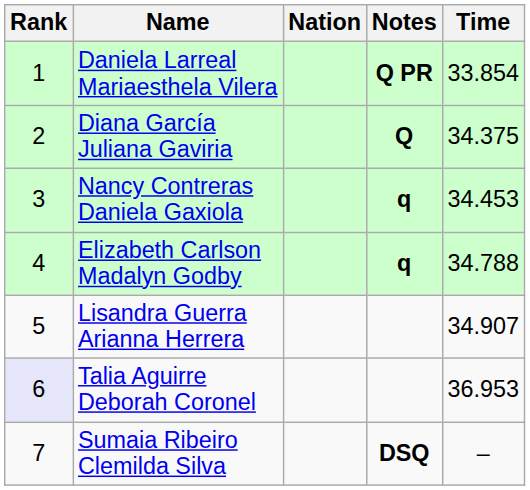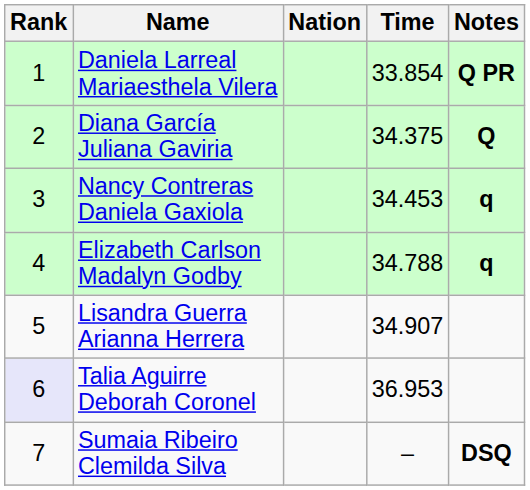columns swapped: (483, 23) <-> (404, 23)
